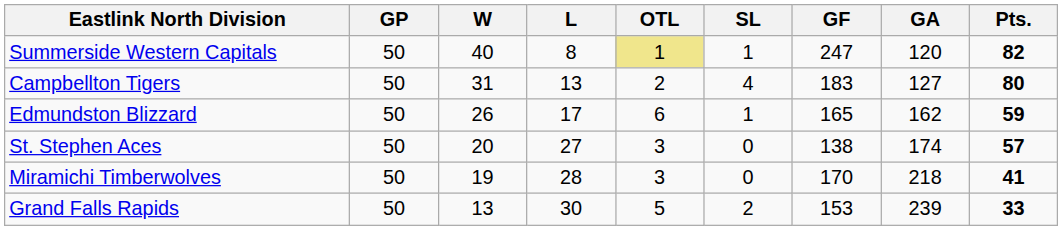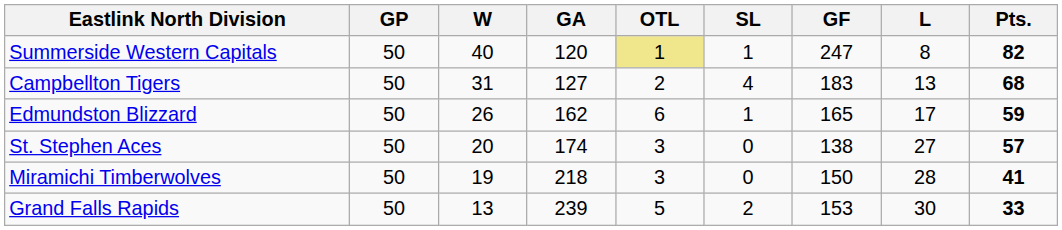columns swapped: (571, 20) <-> (925, 20)
(1014, 83) 80 -> (1014, 83) 68
(837, 177) 170 -> (837, 177) 150
